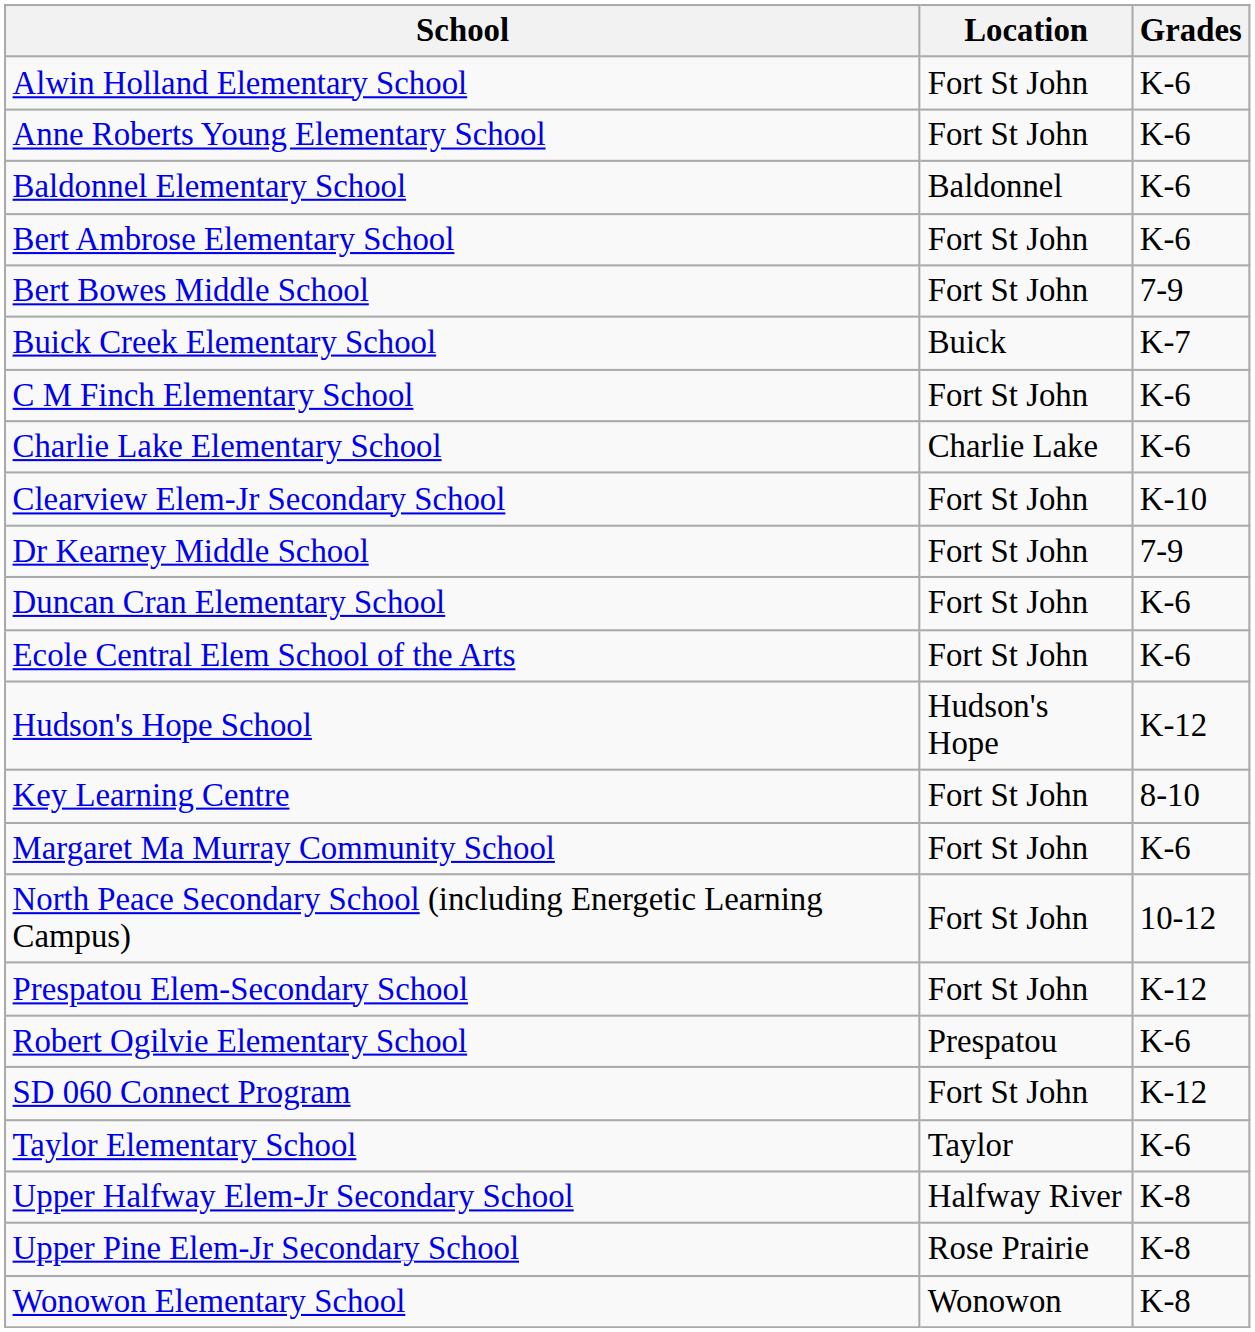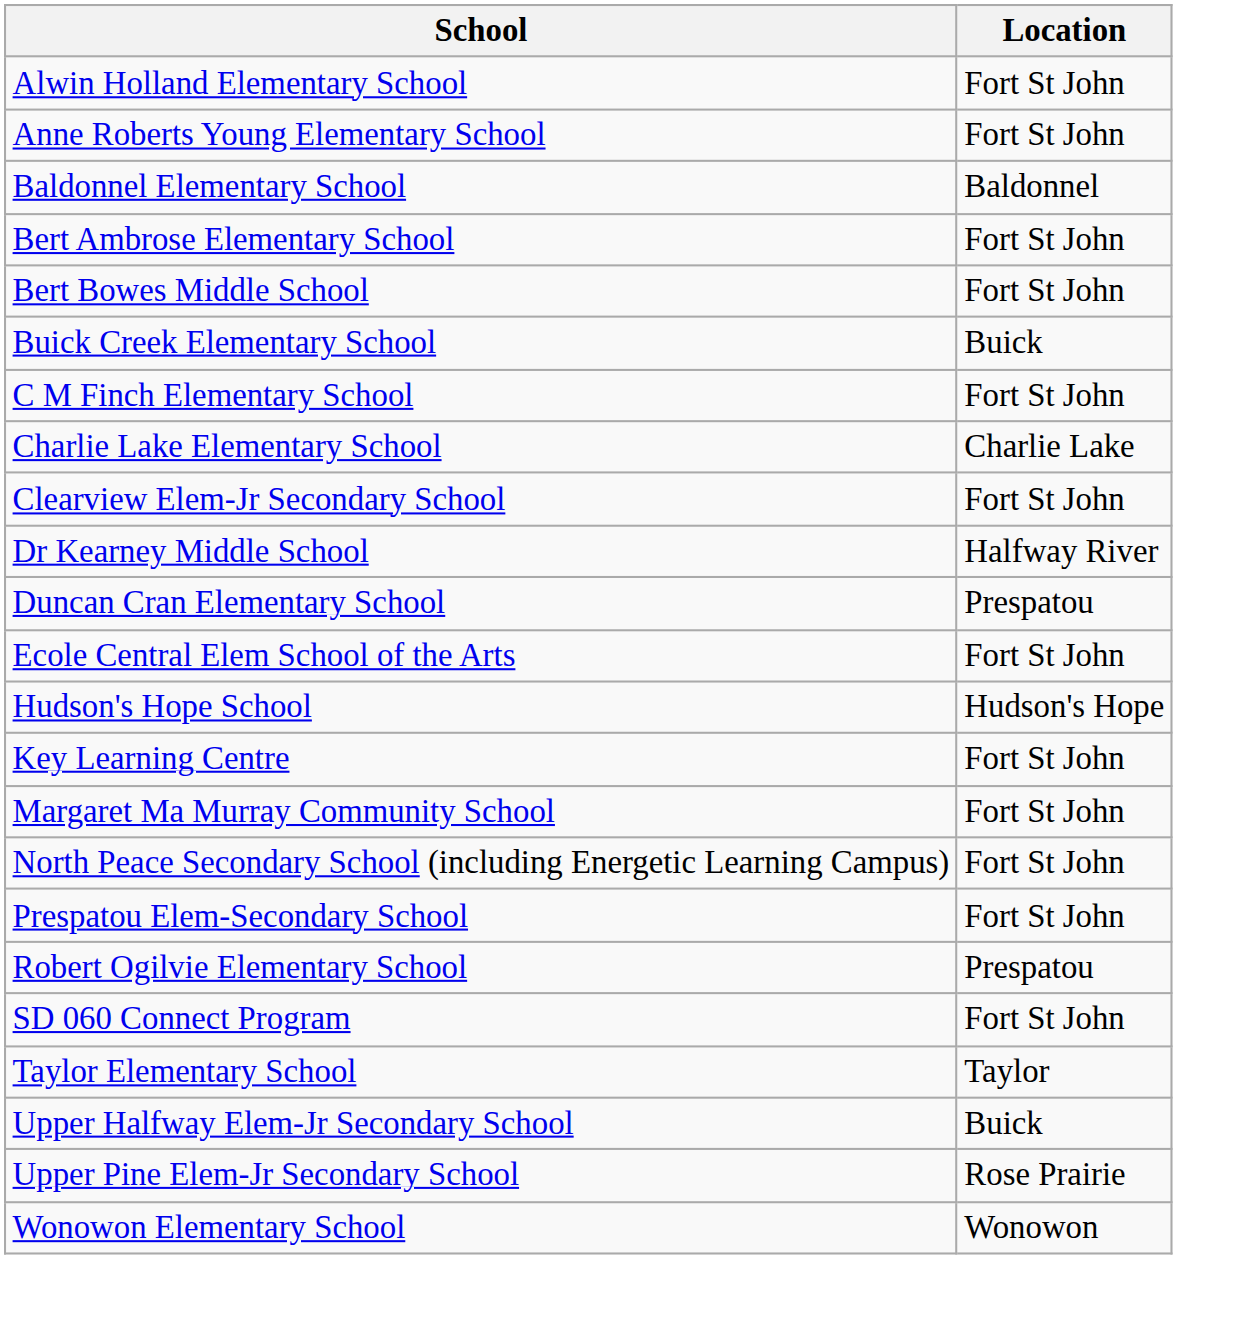- column: (1191, 30)
(1008, 550) Fort St John -> (1061, 550) Halfway River
(1008, 602) Fort St John -> (1029, 602) Prespatou
(1025, 1196) Halfway River -> (1004, 1122) Buick
